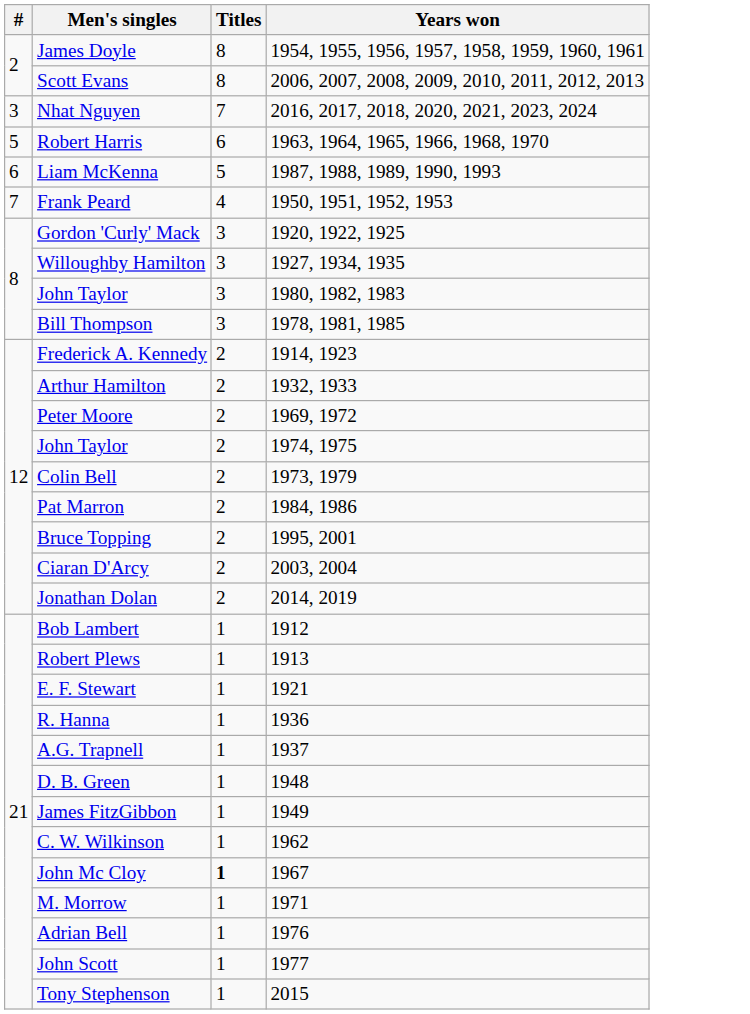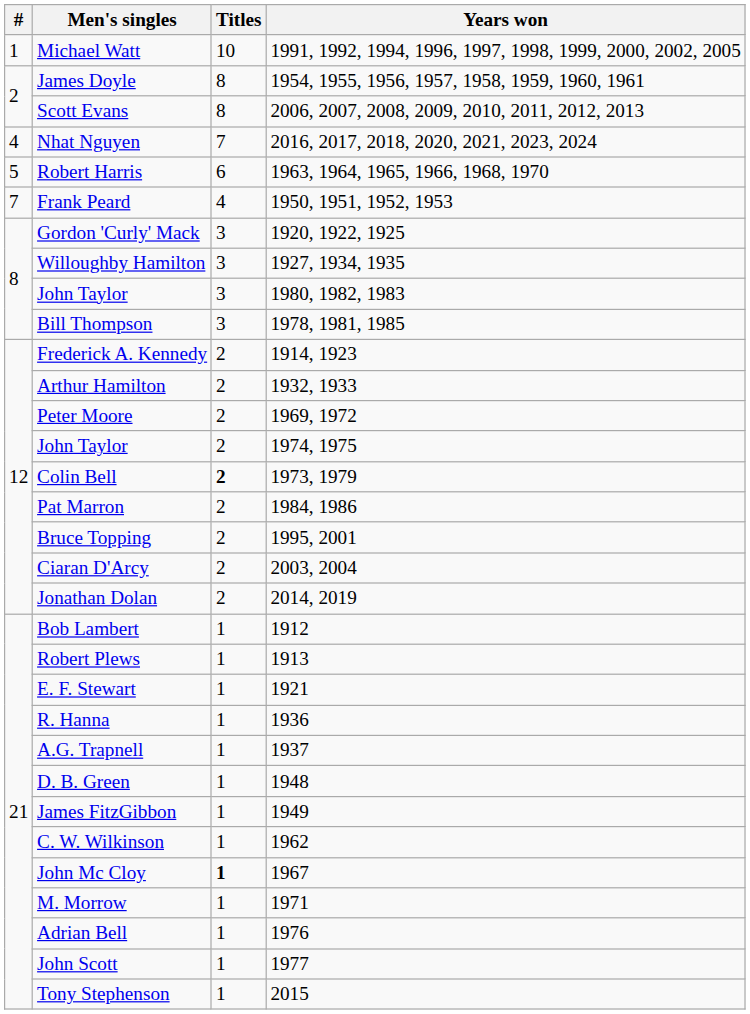+ row: (89, 50)
(14, 111) 3 -> (14, 141) 4
- row: (98, 171)
(221, 476) normal -> (221, 476) bold
